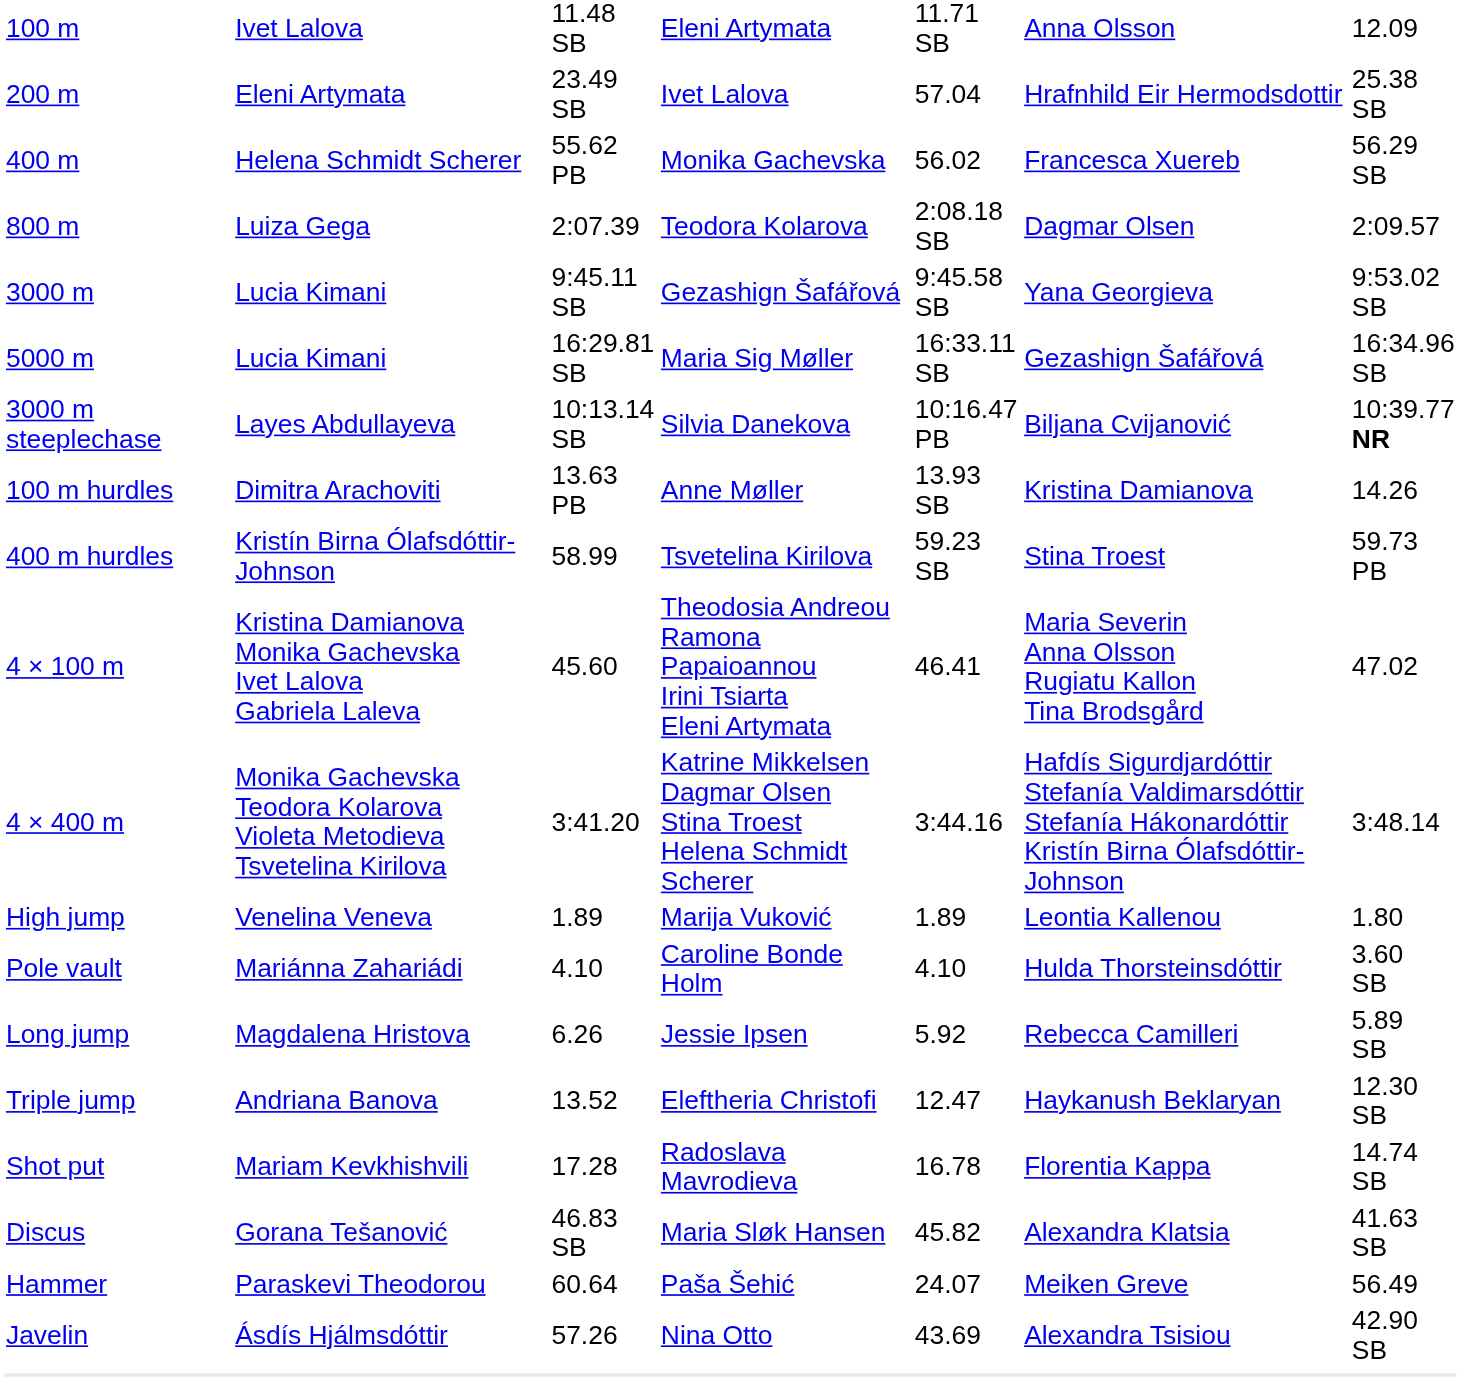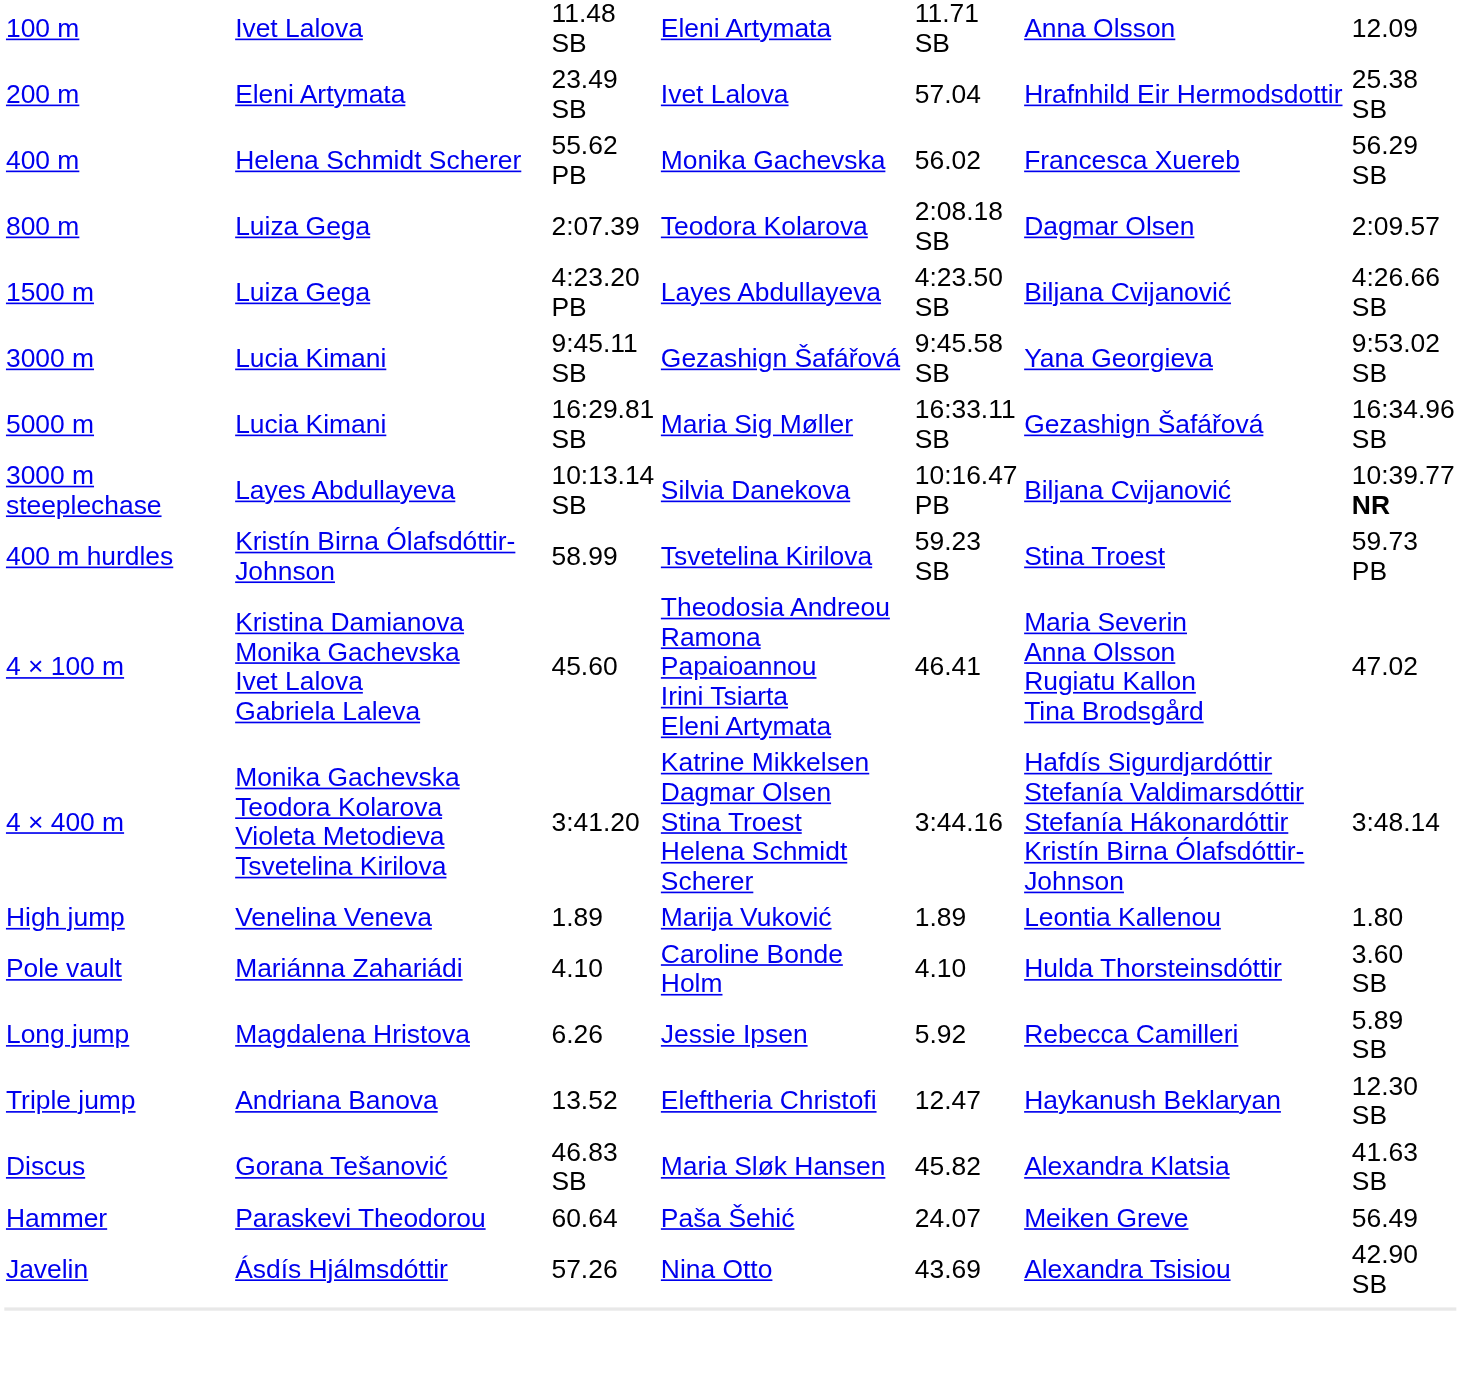+ row: (50, 292)
- row: (90, 490)
- row: (55, 1166)
